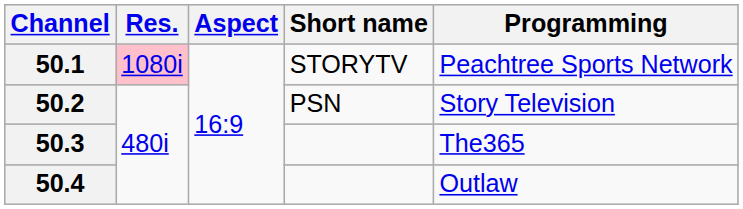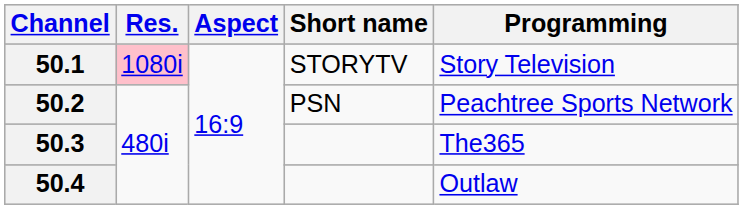(586, 64) Peachtree Sports Network -> (527, 64) Story Television
(527, 104) Story Television -> (586, 104) Peachtree Sports Network
